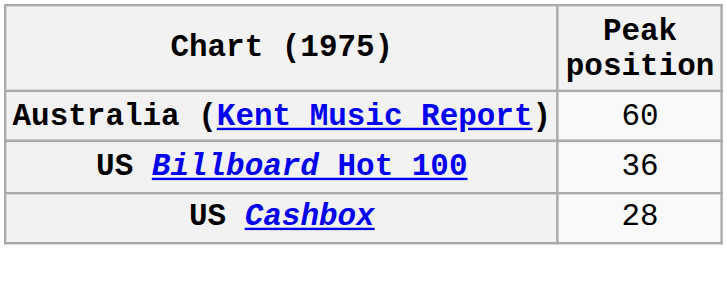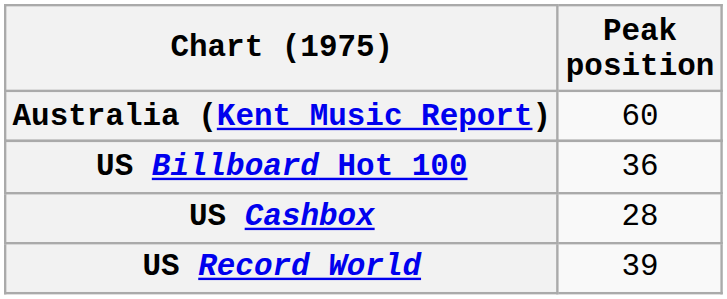+ row: (282, 268)
